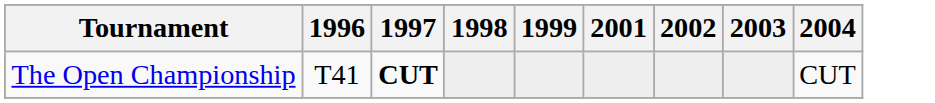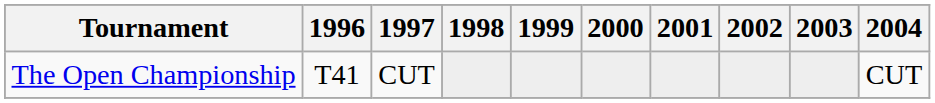+ column: (615, 27)
(408, 74) bold -> (407, 74) normal
